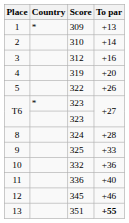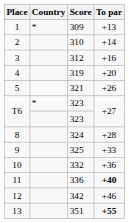(77, 88) 322 -> (77, 88) 321
(109, 180) normal -> (109, 180) bold
(77, 195) 345 -> (77, 195) 342
